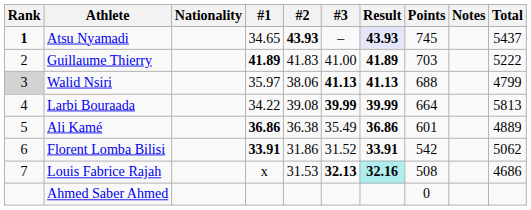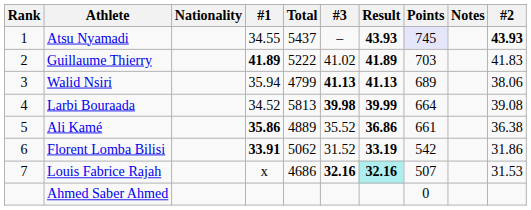columns swapped: (303, 15) <-> (507, 15)
(24, 37) bold -> (24, 37) normal
(264, 37) 34.65 -> (264, 37) 34.55
(382, 37) lavender background -> (381, 37) no background
(427, 37) no background -> (426, 37) lavender background
(341, 60) 41.00 -> (340, 60) 41.02
(24, 82) lightgrey background -> (24, 82) no background
(264, 82) 35.97 -> (264, 82) 35.94
(427, 82) 688 -> (426, 82) 689
(264, 104) 34.22 -> (264, 104) 34.52
(341, 104) 39.99 -> (340, 104) 39.98
(264, 127) 36.86 -> (264, 127) 35.86
(341, 127) 35.49 -> (340, 127) 35.52
(427, 127) 601 -> (426, 127) 661
(382, 149) 33.91 -> (381, 149) 33.19
(341, 171) 32.13 -> (340, 171) 32.16
(427, 171) 508 -> (426, 171) 507
